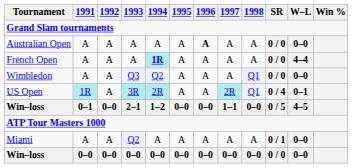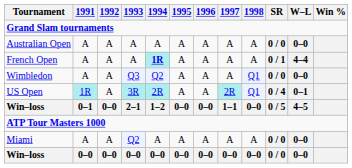(206, 43) bold -> (206, 43) normal
(277, 59) 0 / 0 -> (277, 59) 0 / 1
(277, 138) 0 / 1 -> (277, 138) 0 / 0
